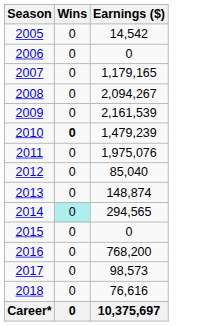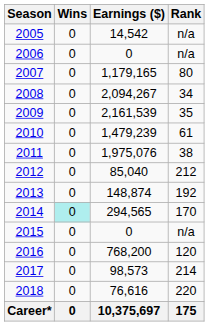+ column: (186, 14)
(72, 133) bold -> (72, 133) normal
